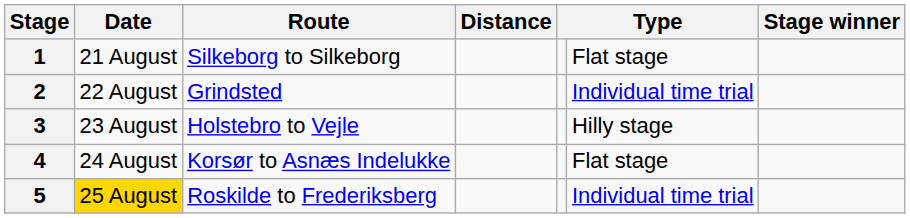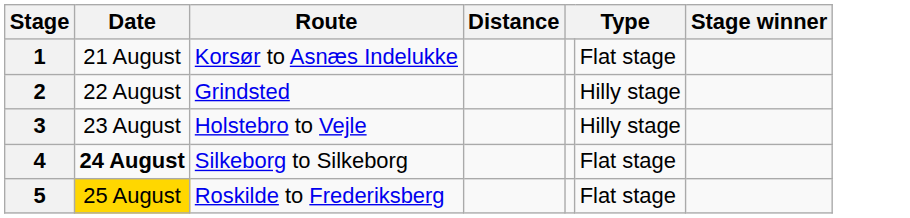(294, 56) Silkeborg to Silkeborg -> (326, 56) Korsør to Asnæs Indelukke
(663, 91) Individual time trial -> (630, 91) Hilly stage
(128, 160) normal -> (132, 160) bold
(319, 160) Korsør to Asnæs Indelukke -> (301, 160) Silkeborg to Silkeborg
(663, 195) Individual time trial -> (628, 195) Flat stage
